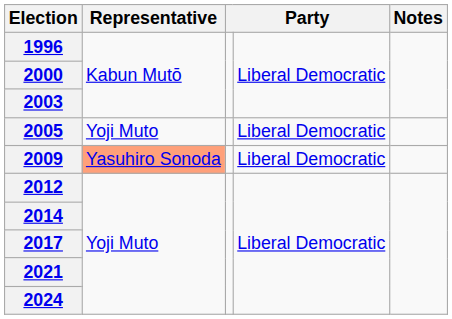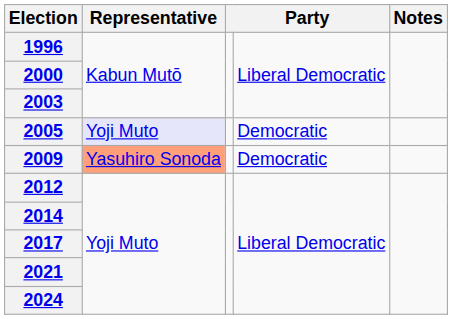(122, 131) no background -> (122, 131) lavender background
(311, 131) Liberal Democratic -> (282, 131) Democratic
(311, 159) Liberal Democratic -> (282, 159) Democratic
